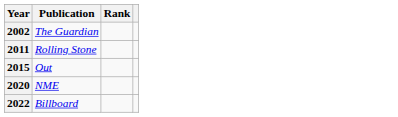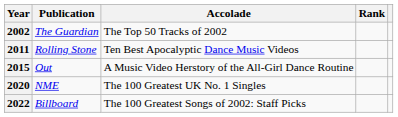+ column: (229, 13)
